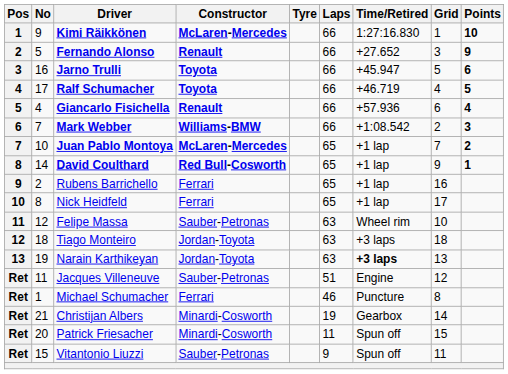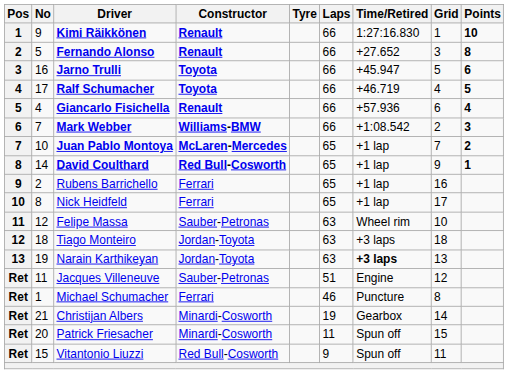(233, 32) McLaren-Mercedes -> (200, 32) Renault
(468, 51) 9 -> (468, 51) 8
(224, 353) Sauber-Petronas -> (228, 353) Red Bull-Cosworth
